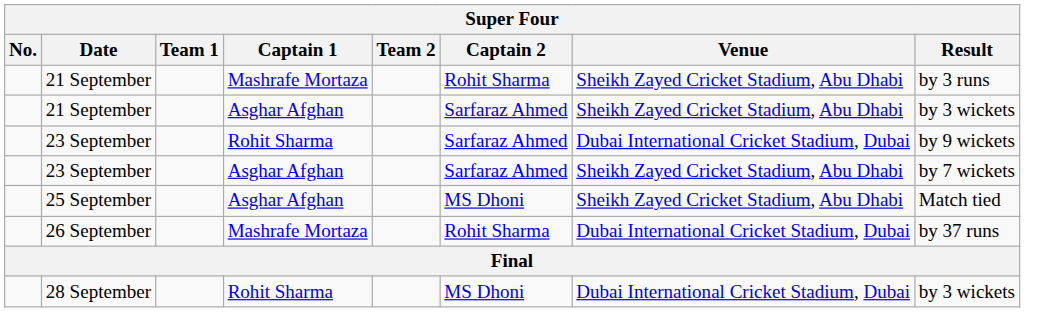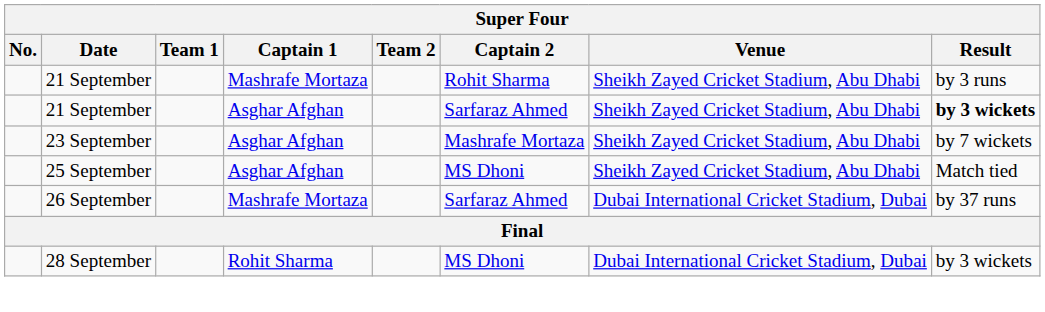(967, 110) normal -> (985, 110) bold
- row: (98, 140)
(506, 170) Sarfaraz Ahmed -> (514, 140) Mashrafe Mortaza
(497, 230) Rohit Sharma -> (506, 200) Sarfaraz Ahmed
